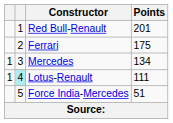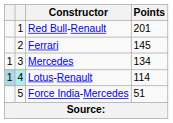(142, 45) 175 -> (142, 45) 145
(10, 77) no background -> (10, 77) lightblue background
(141, 77) 111 -> (142, 77) 114
